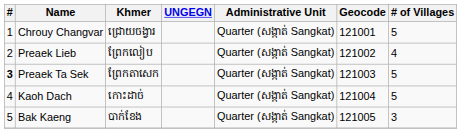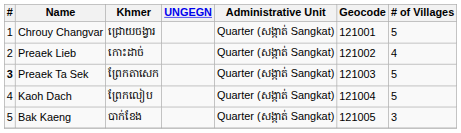(130, 53) ព្រែកលៀប -> (126, 53) កោះដាច់
(126, 95) កោះដាច់ -> (130, 95) ព្រែកលៀប
